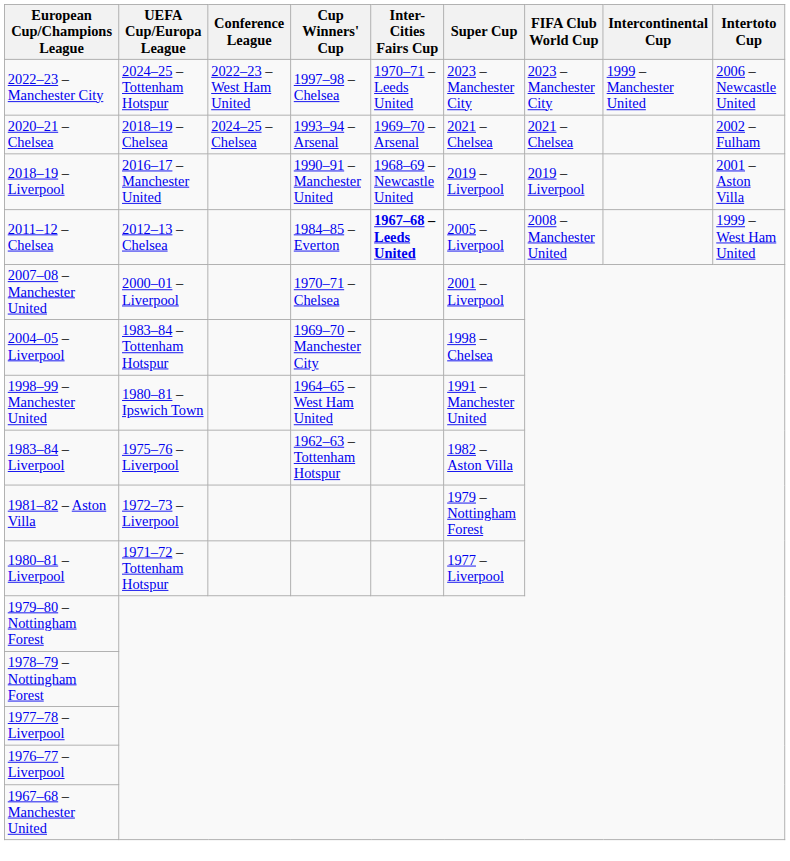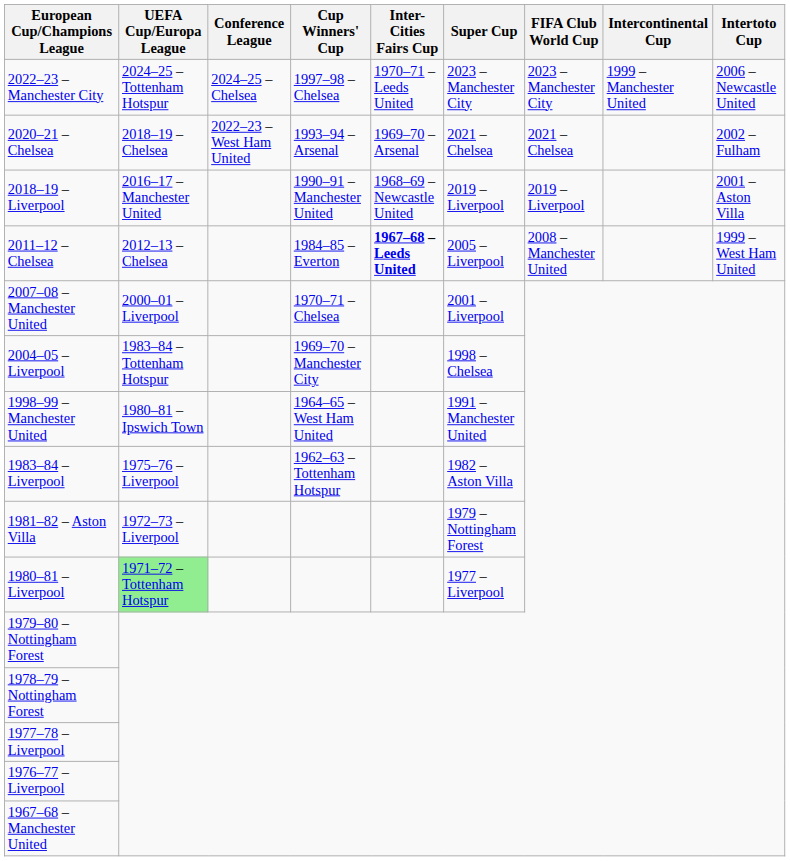(242, 87) 2022–23 – West Ham United -> (242, 87) 2024–25 – Chelsea
(242, 134) 2024–25 – Chelsea -> (242, 142) 2022–23 – West Ham United
(153, 568) no background -> (153, 584) lightgreen background
